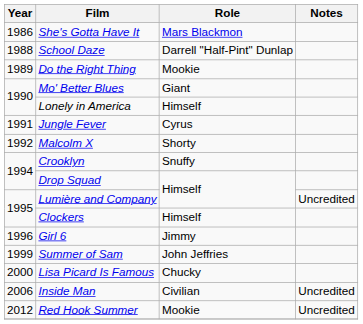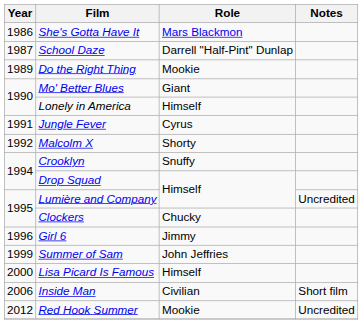(20, 50) 1988 -> (20, 50) 1987
(181, 217) Himself -> (181, 217) Chucky
(181, 273) Chucky -> (181, 273) Himself
(327, 291) Uncredited -> (323, 291) Short film
